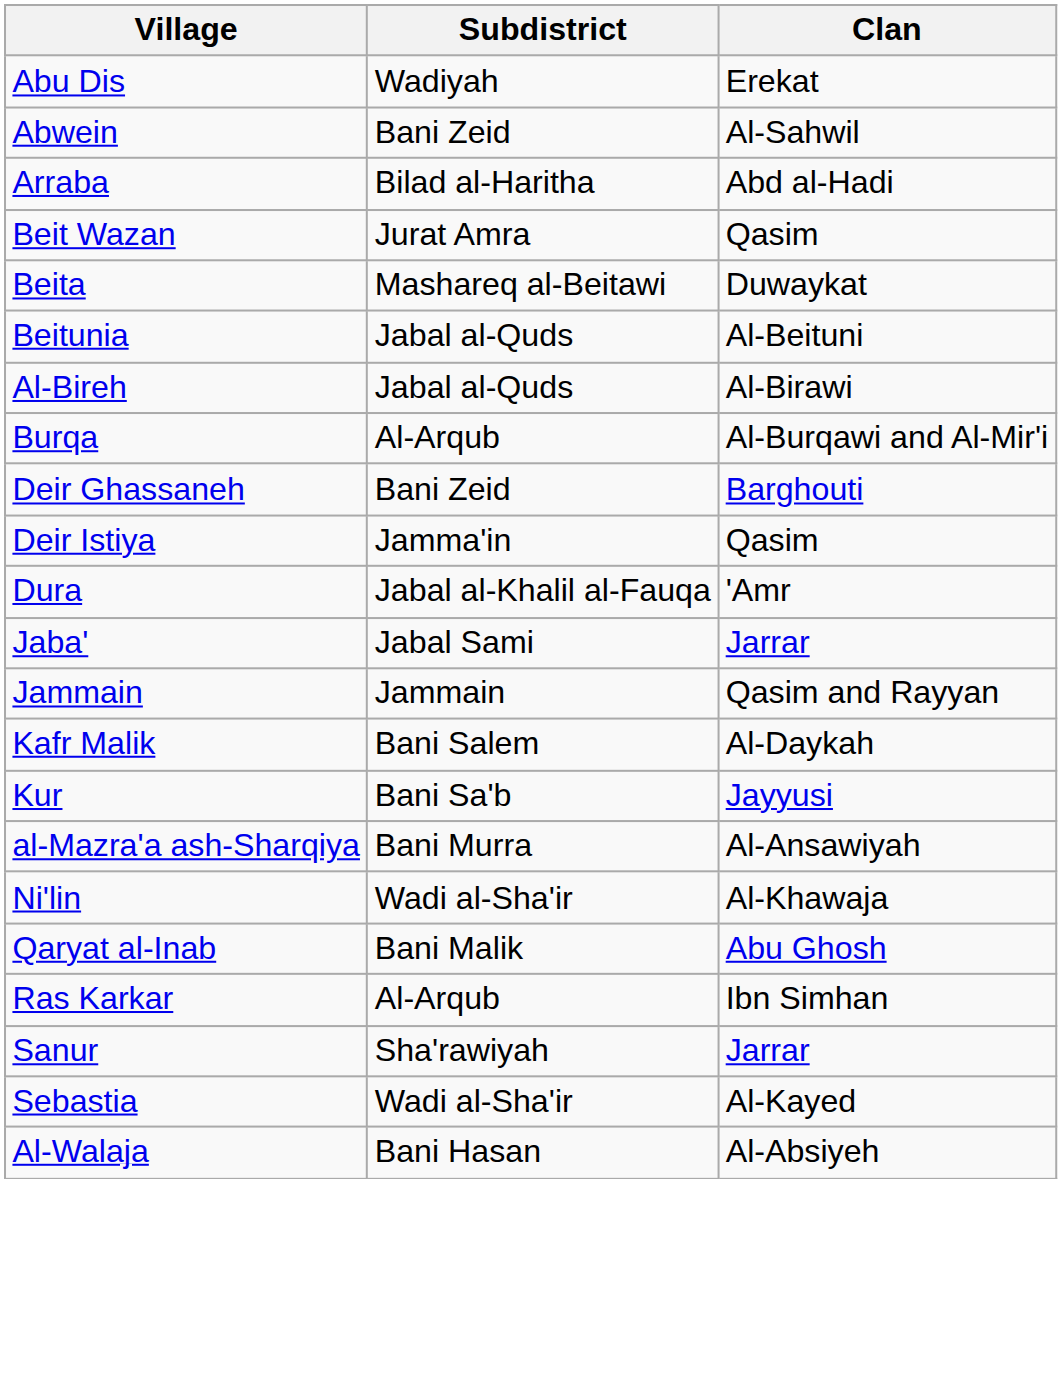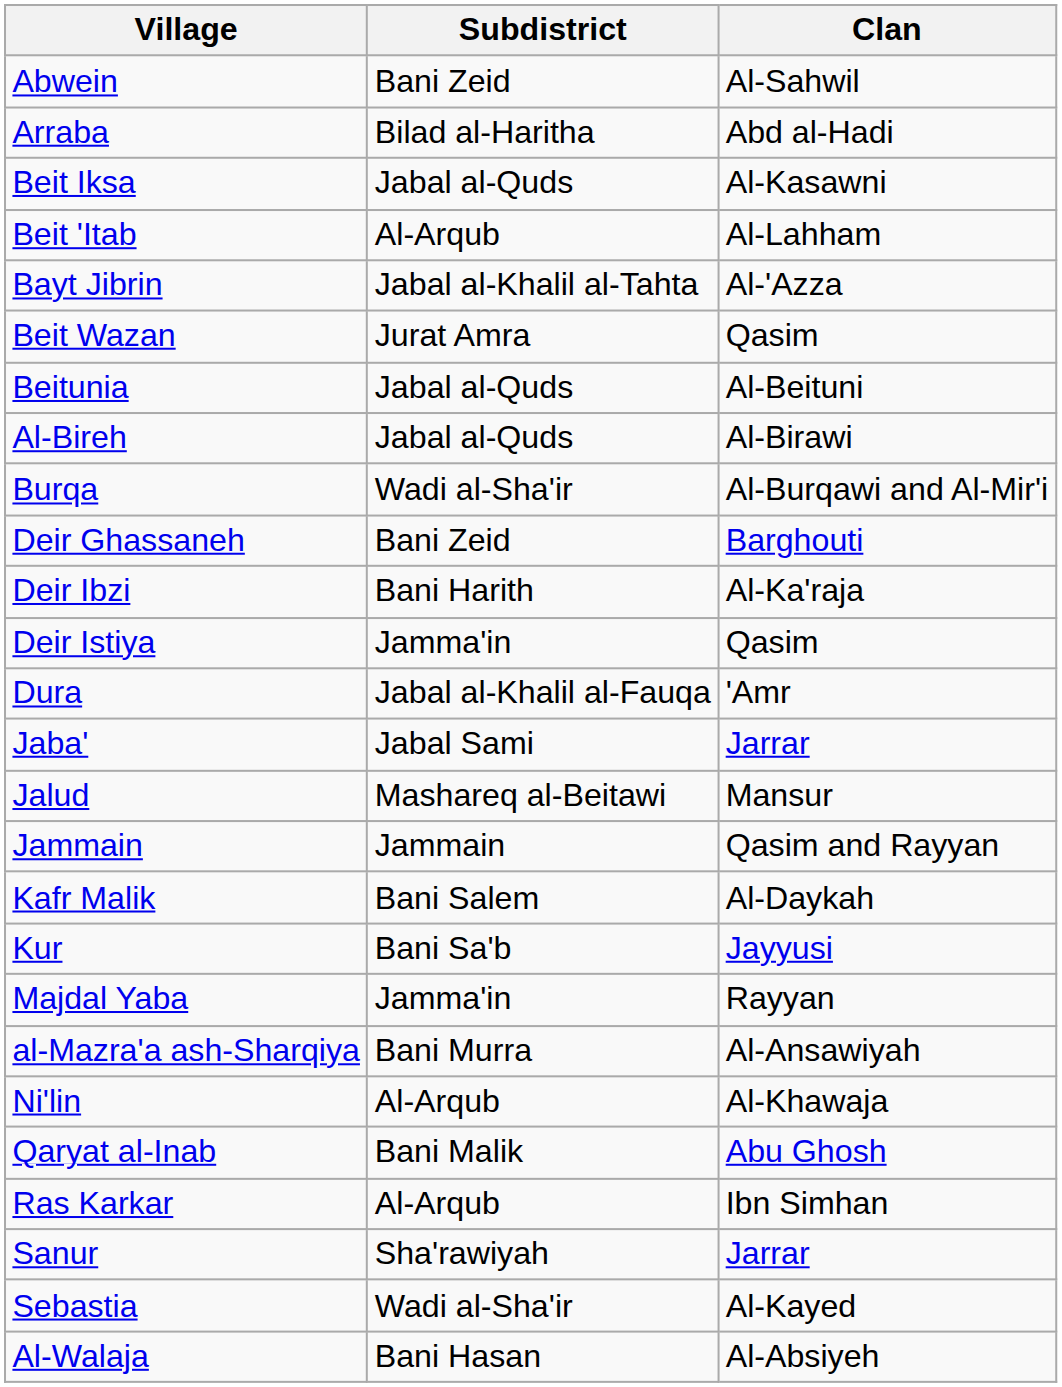- row: (69, 81)
+ row: (74, 183)
+ row: (74, 234)
+ row: (87, 285)
- row: (49, 285)
(437, 438) Al-Arqub -> (474, 489) Wadi al-Sha'ir
+ row: (71, 591)
+ row: (51, 795)
+ row: (100, 999)
(474, 897) Wadi al-Sha'ir -> (437, 1101) Al-Arqub
